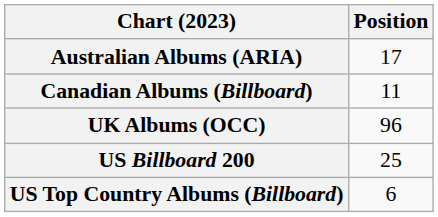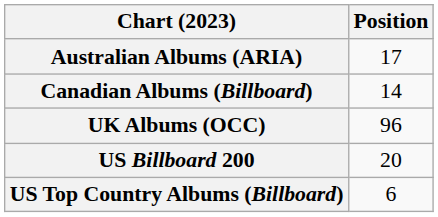(391, 90) 11 -> (391, 90) 14
(391, 159) 25 -> (391, 159) 20
